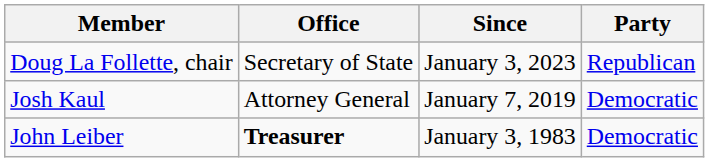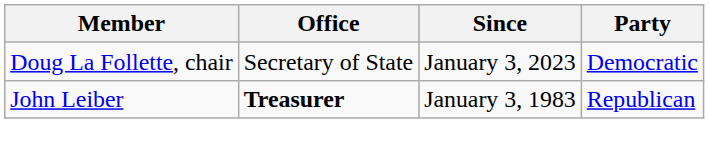(641, 61) Republican -> (642, 61) Democratic
- row: (58, 99)
(642, 136) Democratic -> (641, 99) Republican
